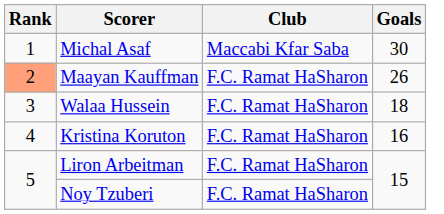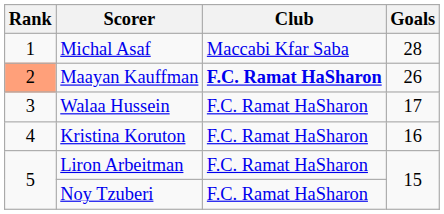(399, 48) 30 -> (413, 48) 28
(287, 77) normal -> (294, 77) bold
(399, 106) 18 -> (413, 106) 17
